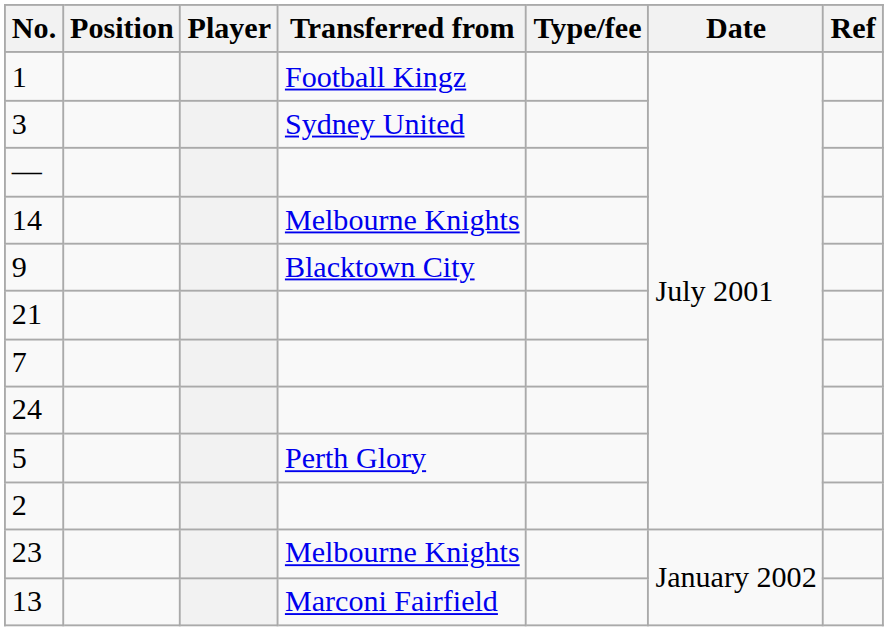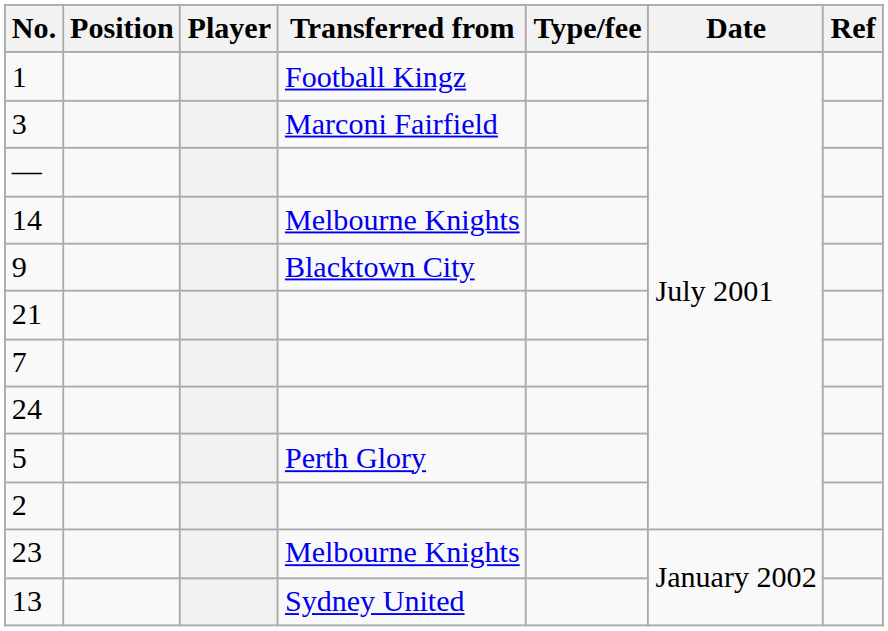(375, 123) Sydney United -> (391, 123) Marconi Fairfield
(391, 600) Marconi Fairfield -> (375, 600) Sydney United
